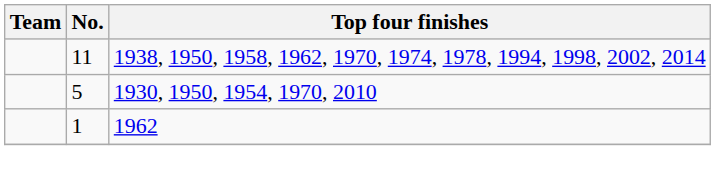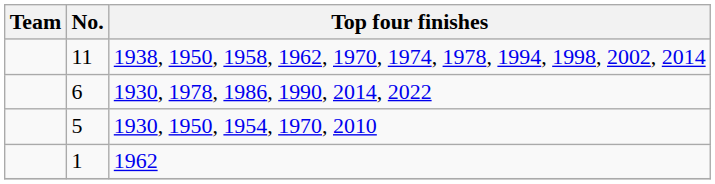+ row: (77, 91)
